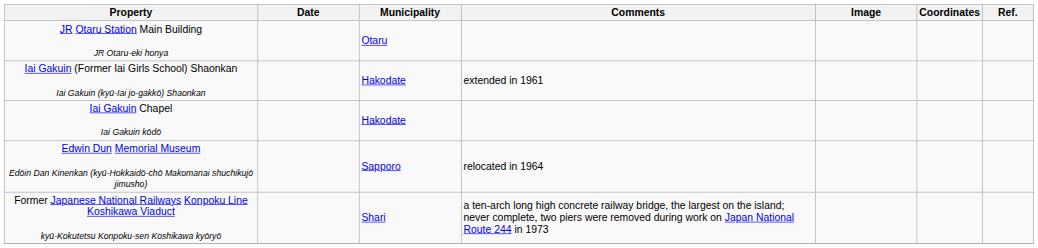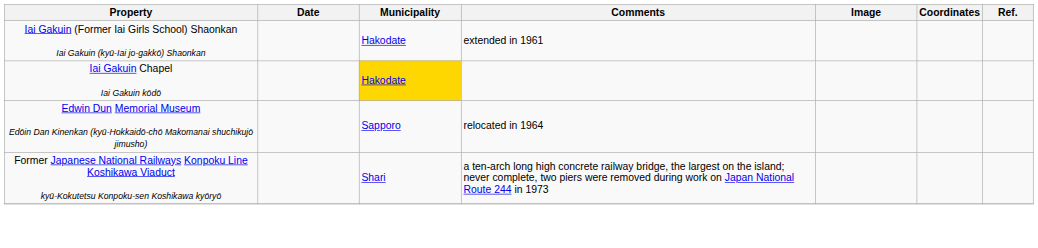- row: (131, 40)
(384, 120) no background -> (384, 80) gold background
